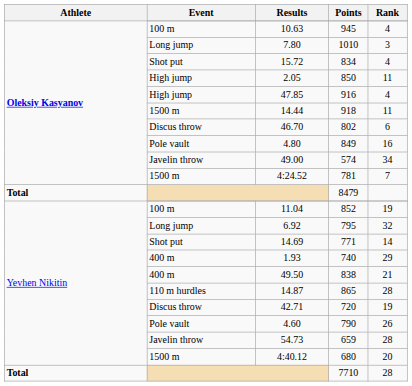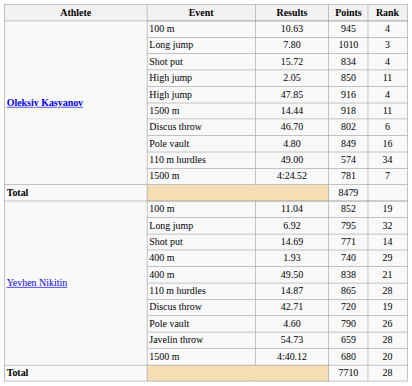(176, 160) Javelin throw -> (178, 160) 110 m hurdles
